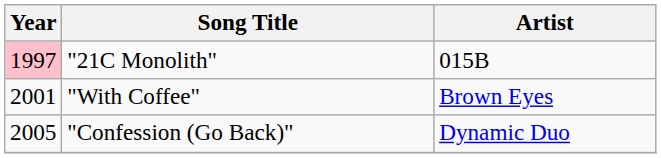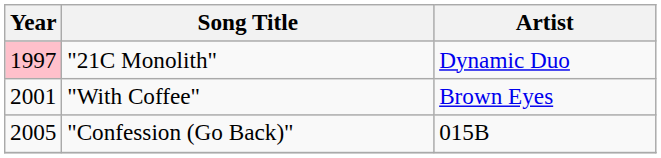(464, 59) 015B -> (505, 59) Dynamic Duo
(505, 133) Dynamic Duo -> (464, 133) 015B
